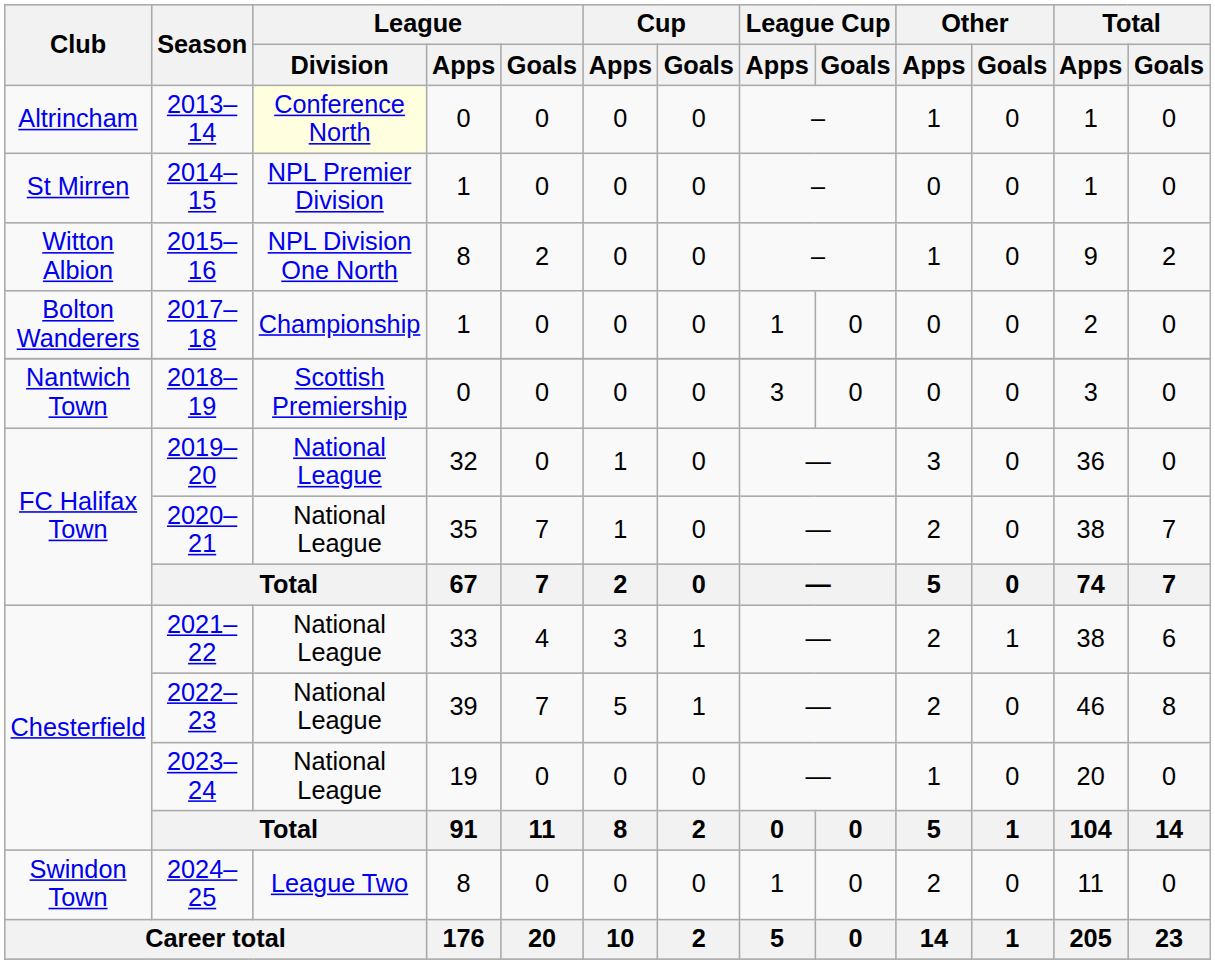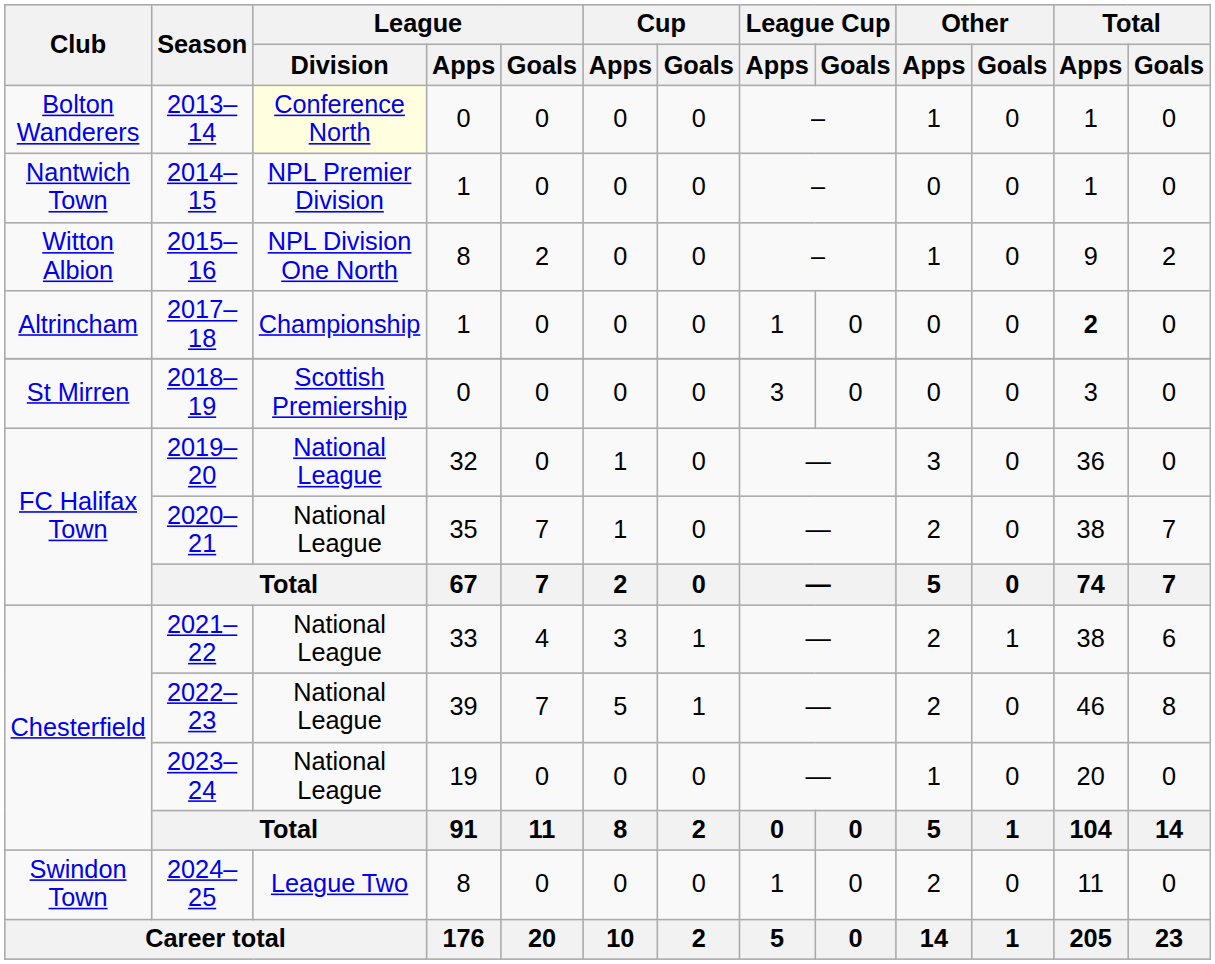(78, 118) Altrincham -> (78, 118) Bolton Wanderers
(78, 187) St Mirren -> (78, 187) Nantwich Town
(78, 324) Bolton Wanderers -> (78, 324) Altrincham
(1091, 324) normal -> (1091, 324) bold
(78, 393) Nantwich Town -> (78, 393) St Mirren
